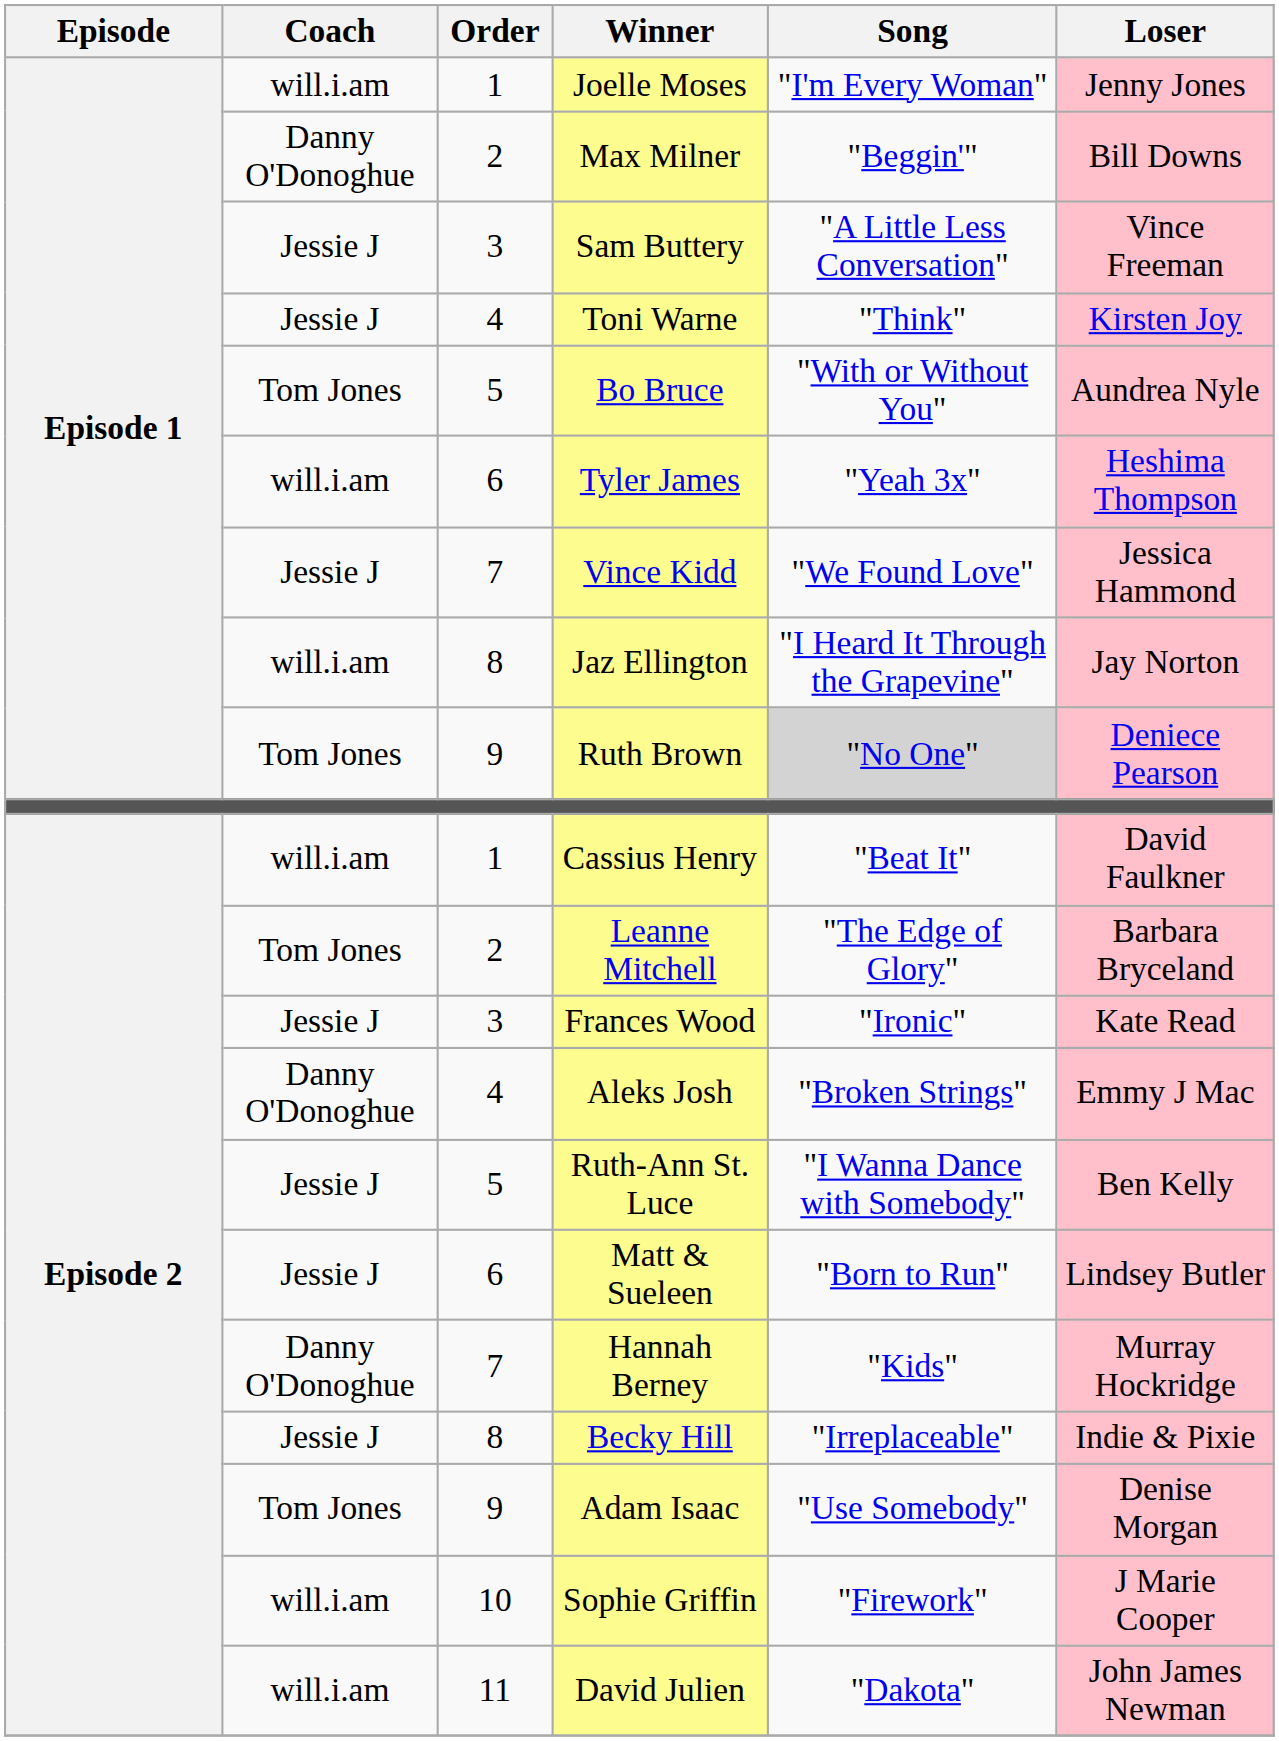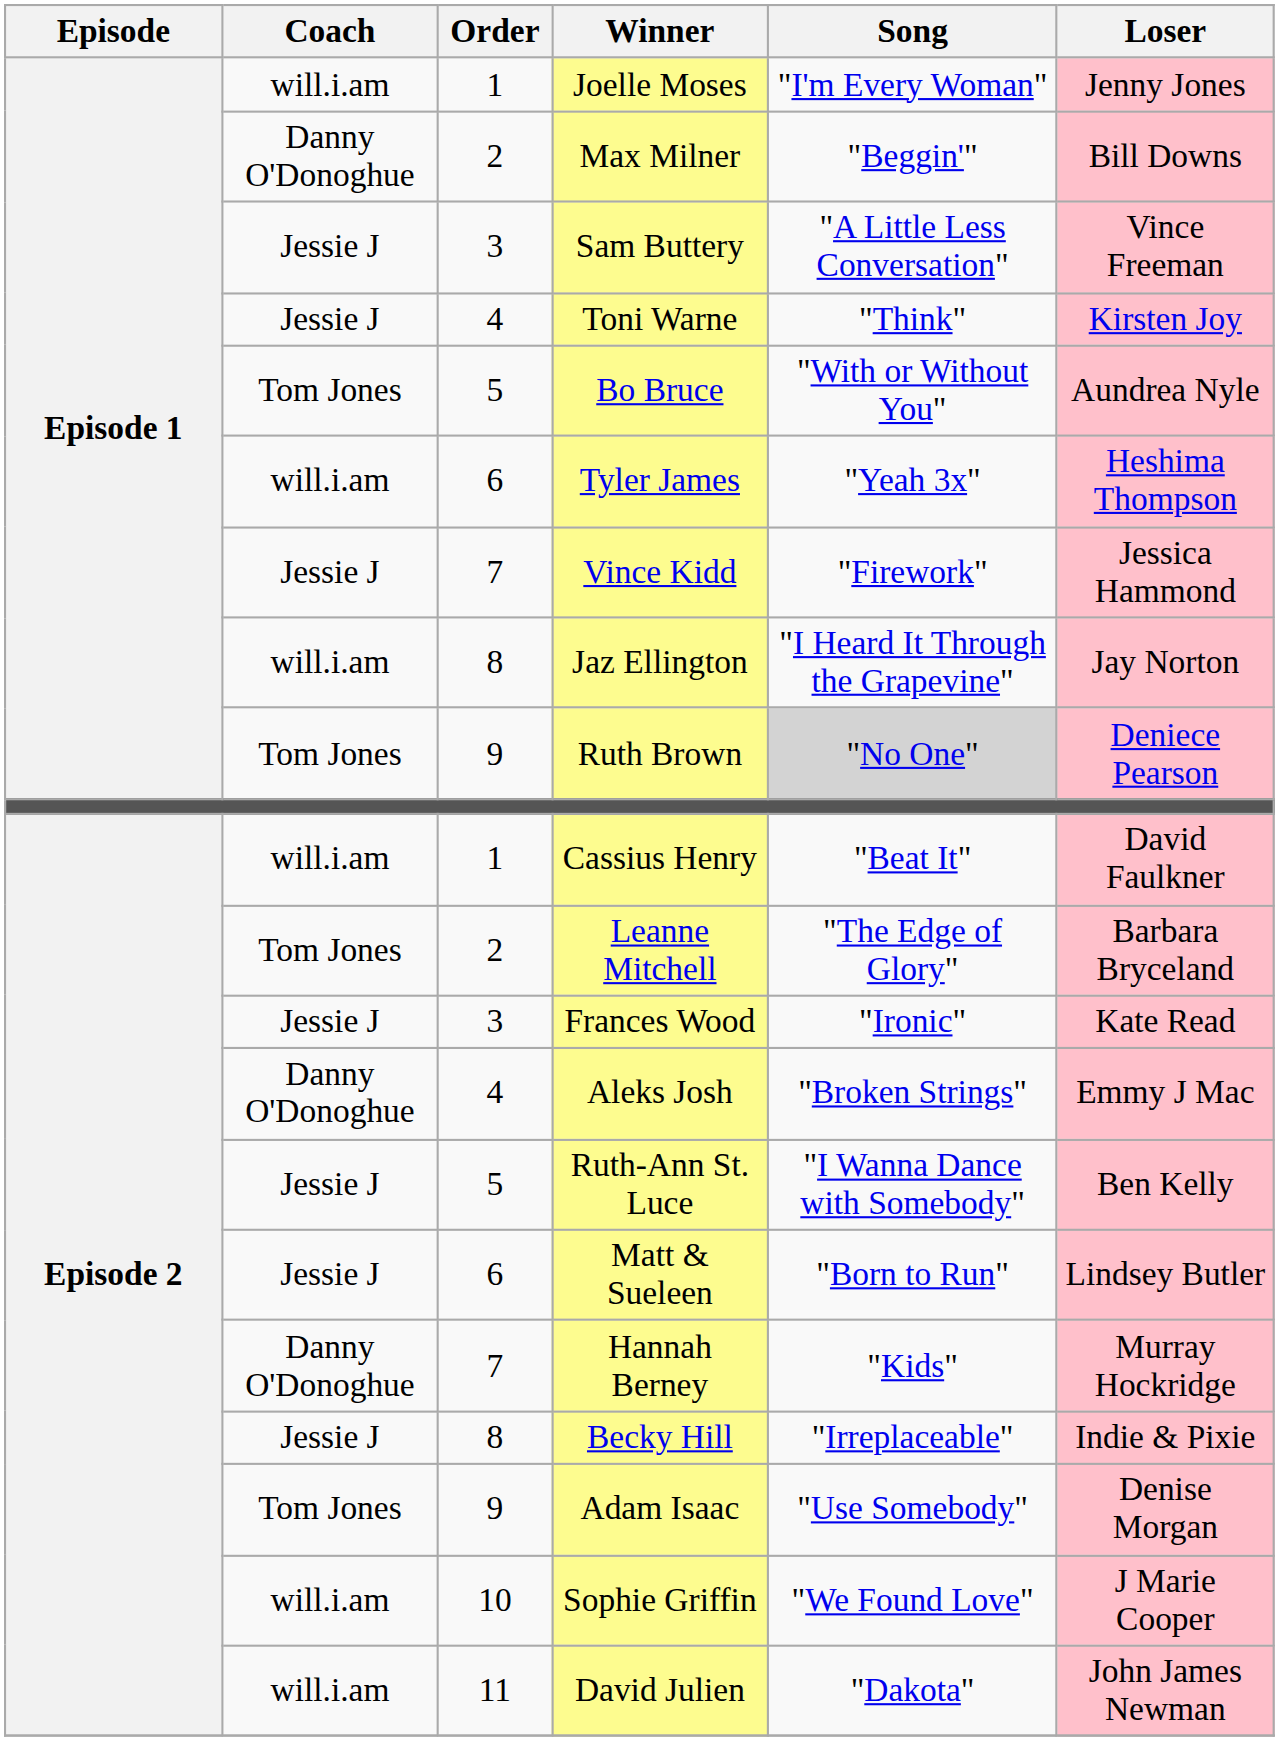(913, 571) "We Found Love" -> (913, 571) "Firework"
(913, 1599) "Firework" -> (913, 1599) "We Found Love"
